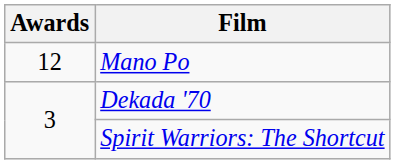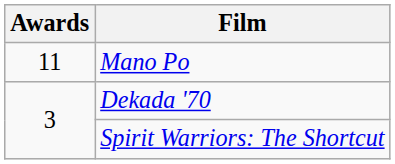(50, 61) 12 -> (50, 61) 11
